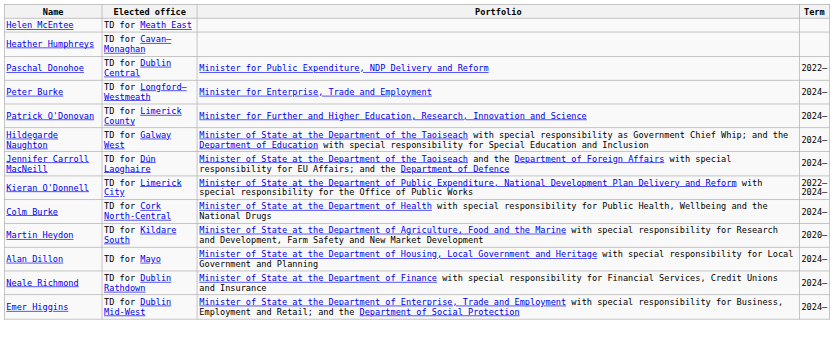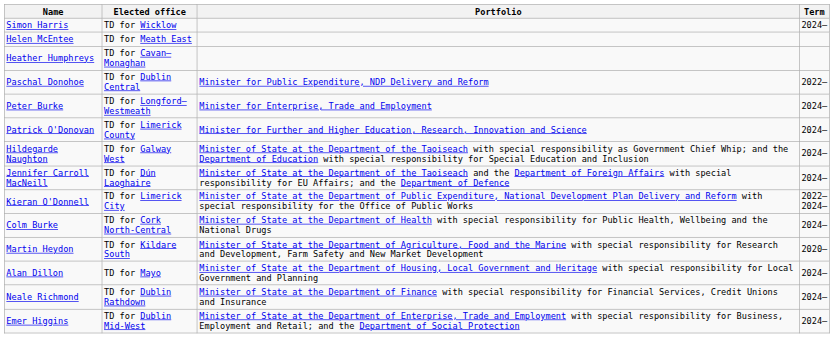+ row: (37, 25)
